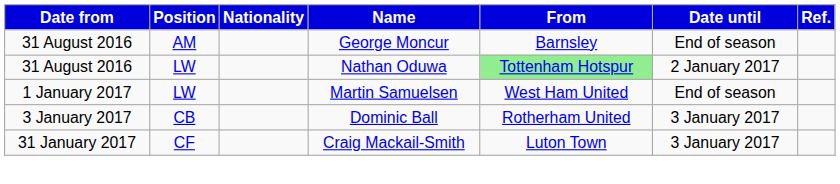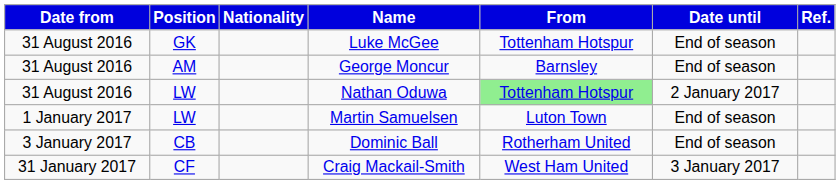+ row: (394, 42)
(566, 93) West Ham United -> (566, 118) Luton Town
(725, 118) 3 January 2017 -> (725, 143) End of season
(566, 143) Luton Town -> (566, 168) West Ham United
